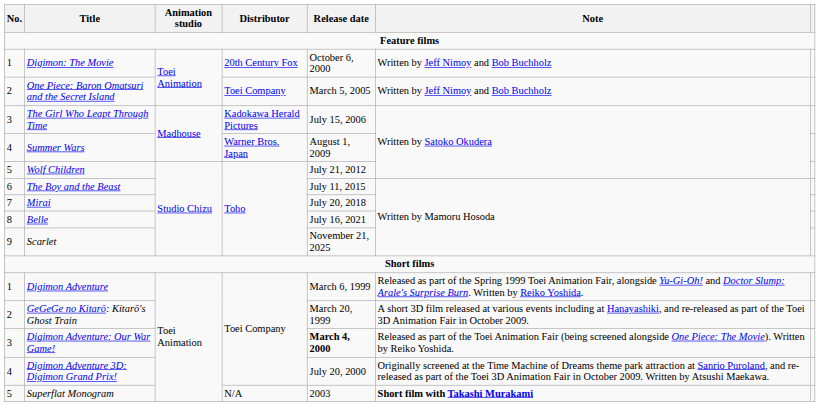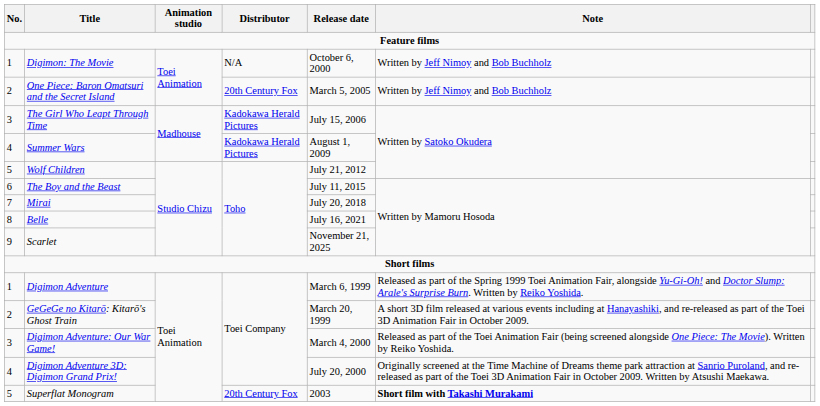(261, 63) 20th Century Fox -> (233, 63) N/A
(255, 91) Toei Company -> (261, 91) 20th Century Fox
(252, 147) Warner Bros. Japan -> (262, 147) Kadokawa Herald Pictures
(330, 343) bold -> (340, 343) normal
(233, 393) N/A -> (261, 393) 20th Century Fox
